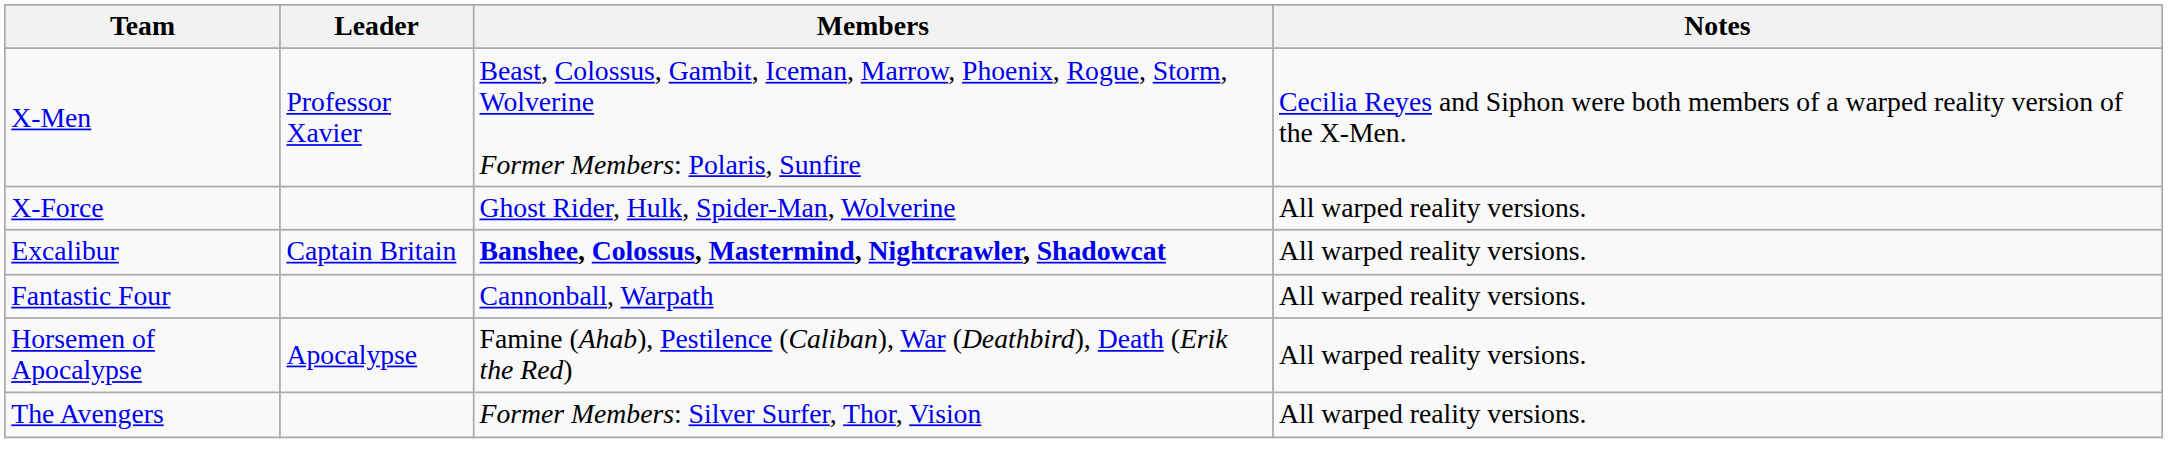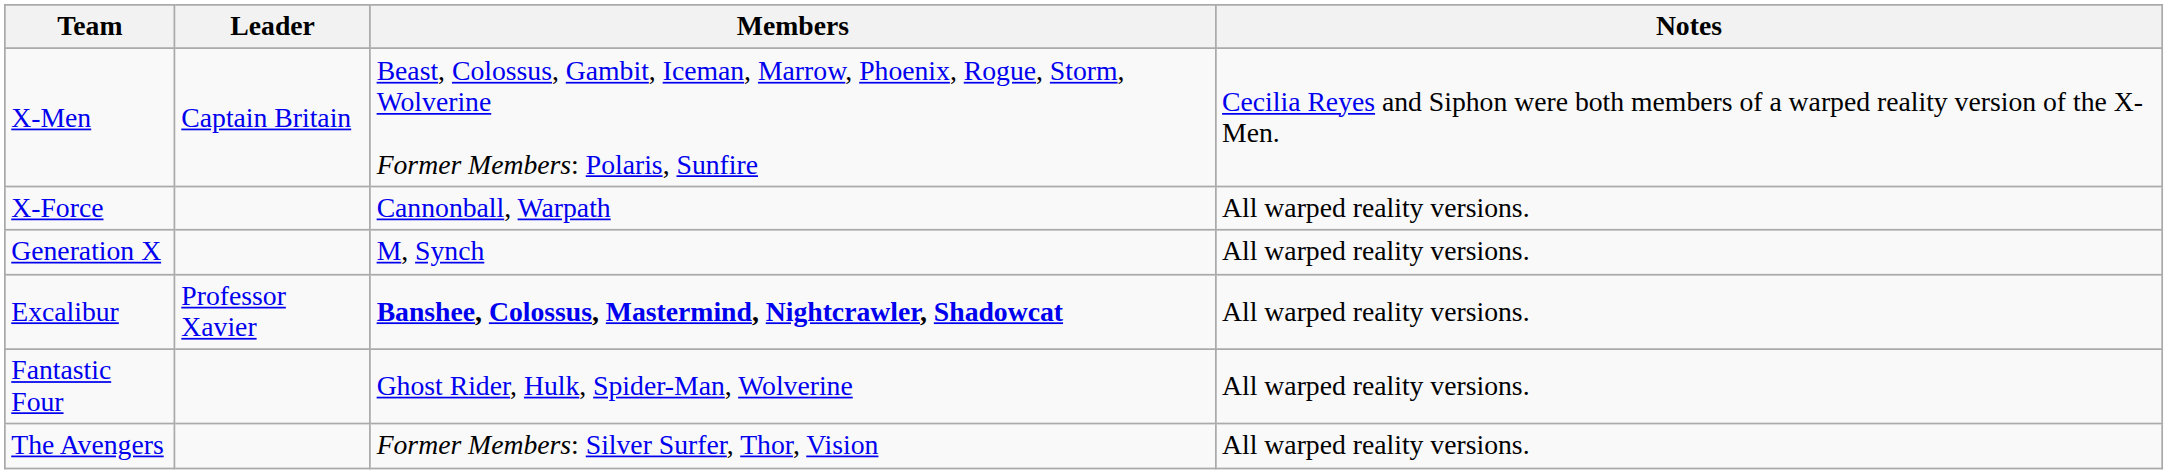(339, 117) Professor Xavier -> (266, 117) Captain Britain
(718, 207) Ghost Rider, Hulk, Spider-Man, Wolverine -> (494, 207) Cannonball, Warpath
+ row: (86, 251)
(371, 251) Captain Britain -> (234, 311) Professor Xavier
(597, 295) Cannonball, Warpath -> (615, 386) Ghost Rider, Hulk, Spider-Man, Wolverine
- row: (83, 354)
